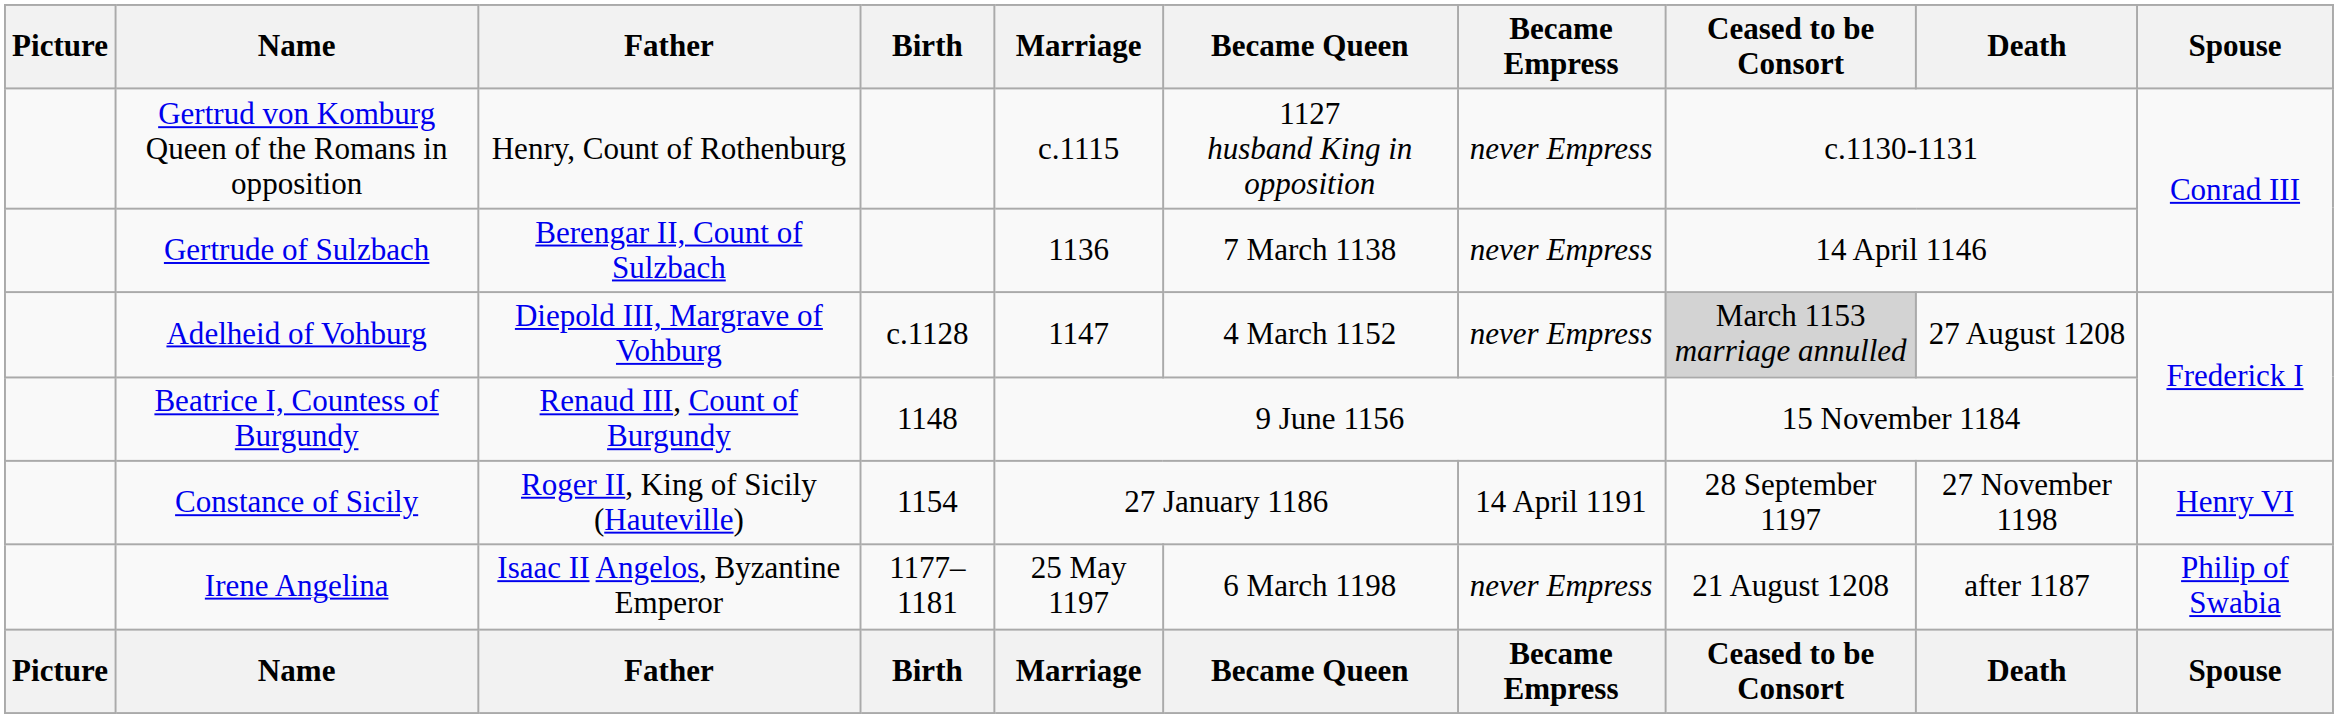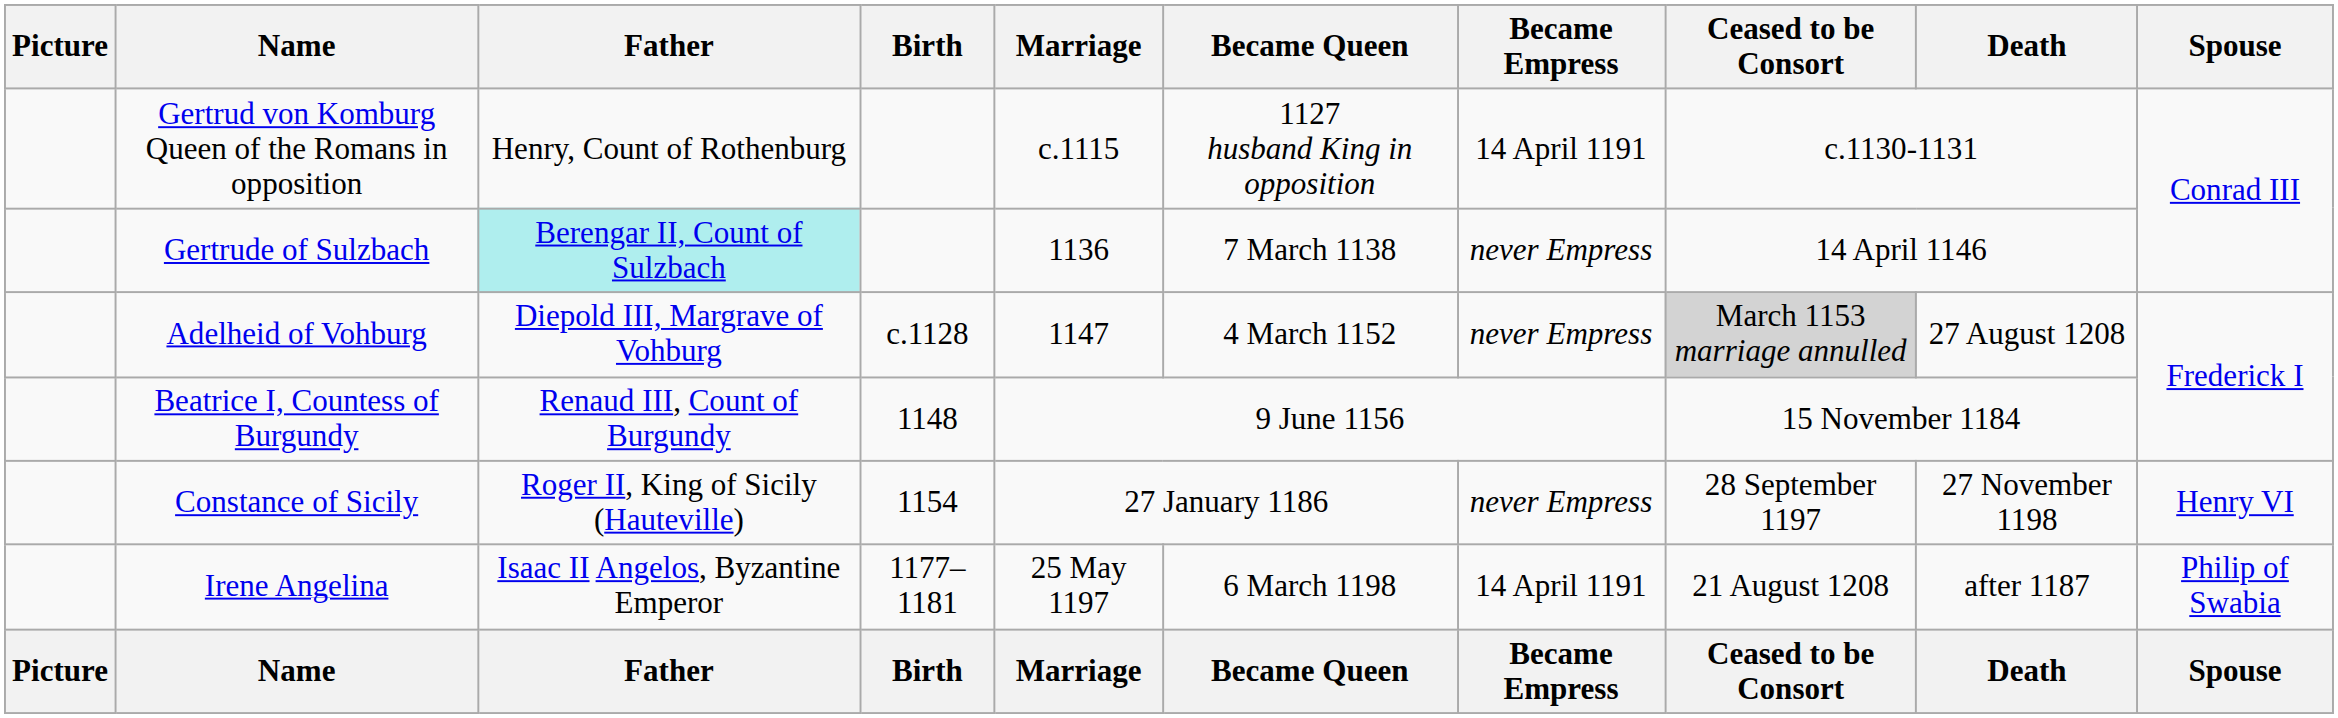(1561, 148) never Empress -> (1561, 148) 14 April 1191
(669, 249) no background -> (669, 249) paleturquoise background
(1561, 502) 14 April 1191 -> (1561, 502) never Empress
(1561, 586) never Empress -> (1561, 586) 14 April 1191
